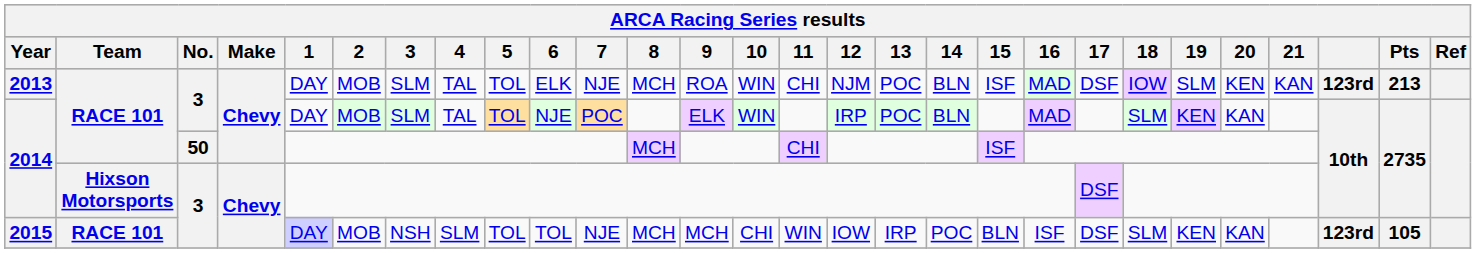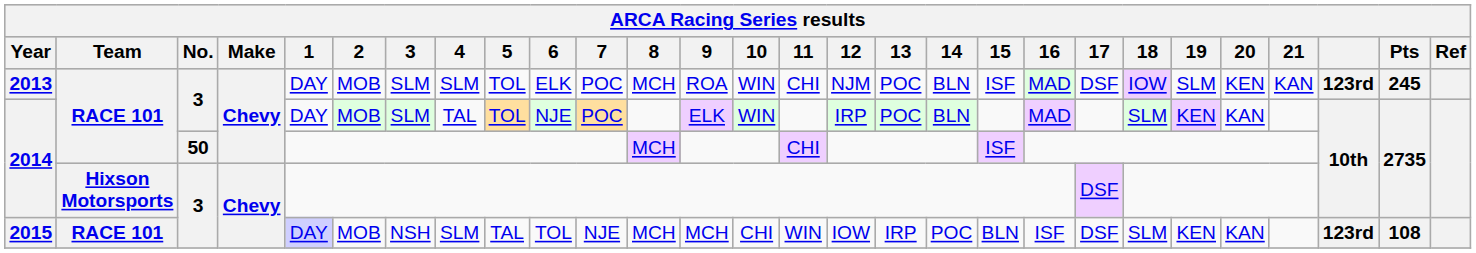(460, 84) TAL -> (460, 84) SLM
(602, 84) NJE -> (602, 84) POC
(1405, 84) 213 -> (1405, 84) 245
(507, 233) TOL -> (507, 233) TAL
(1405, 233) 105 -> (1405, 233) 108
